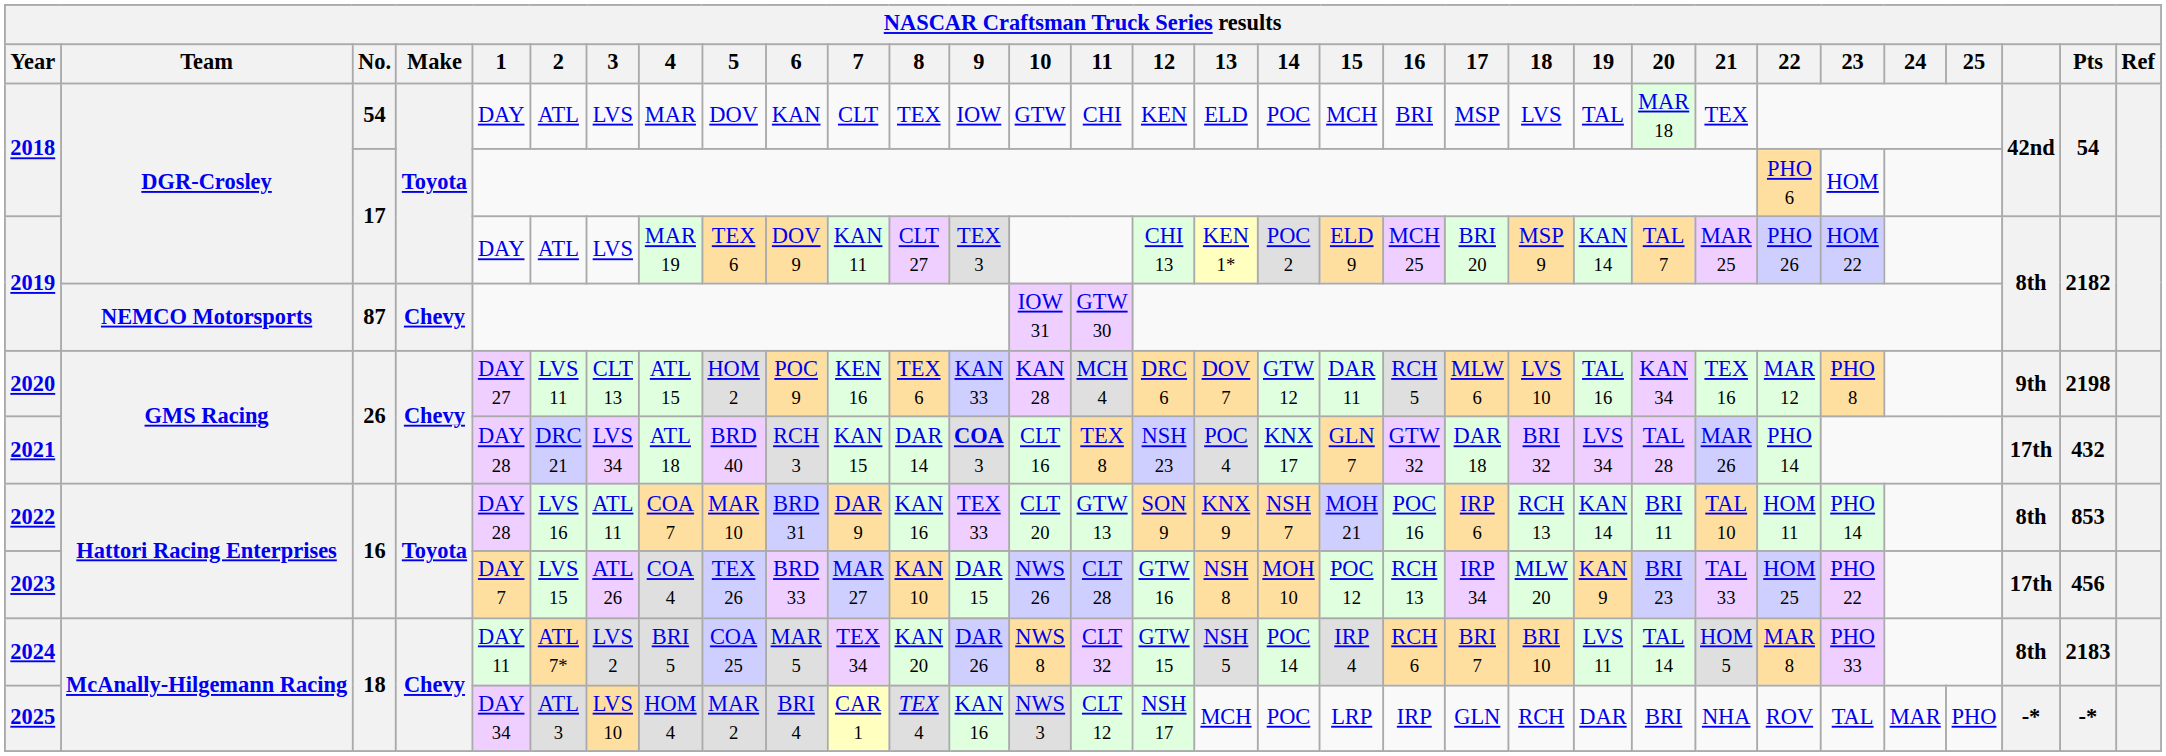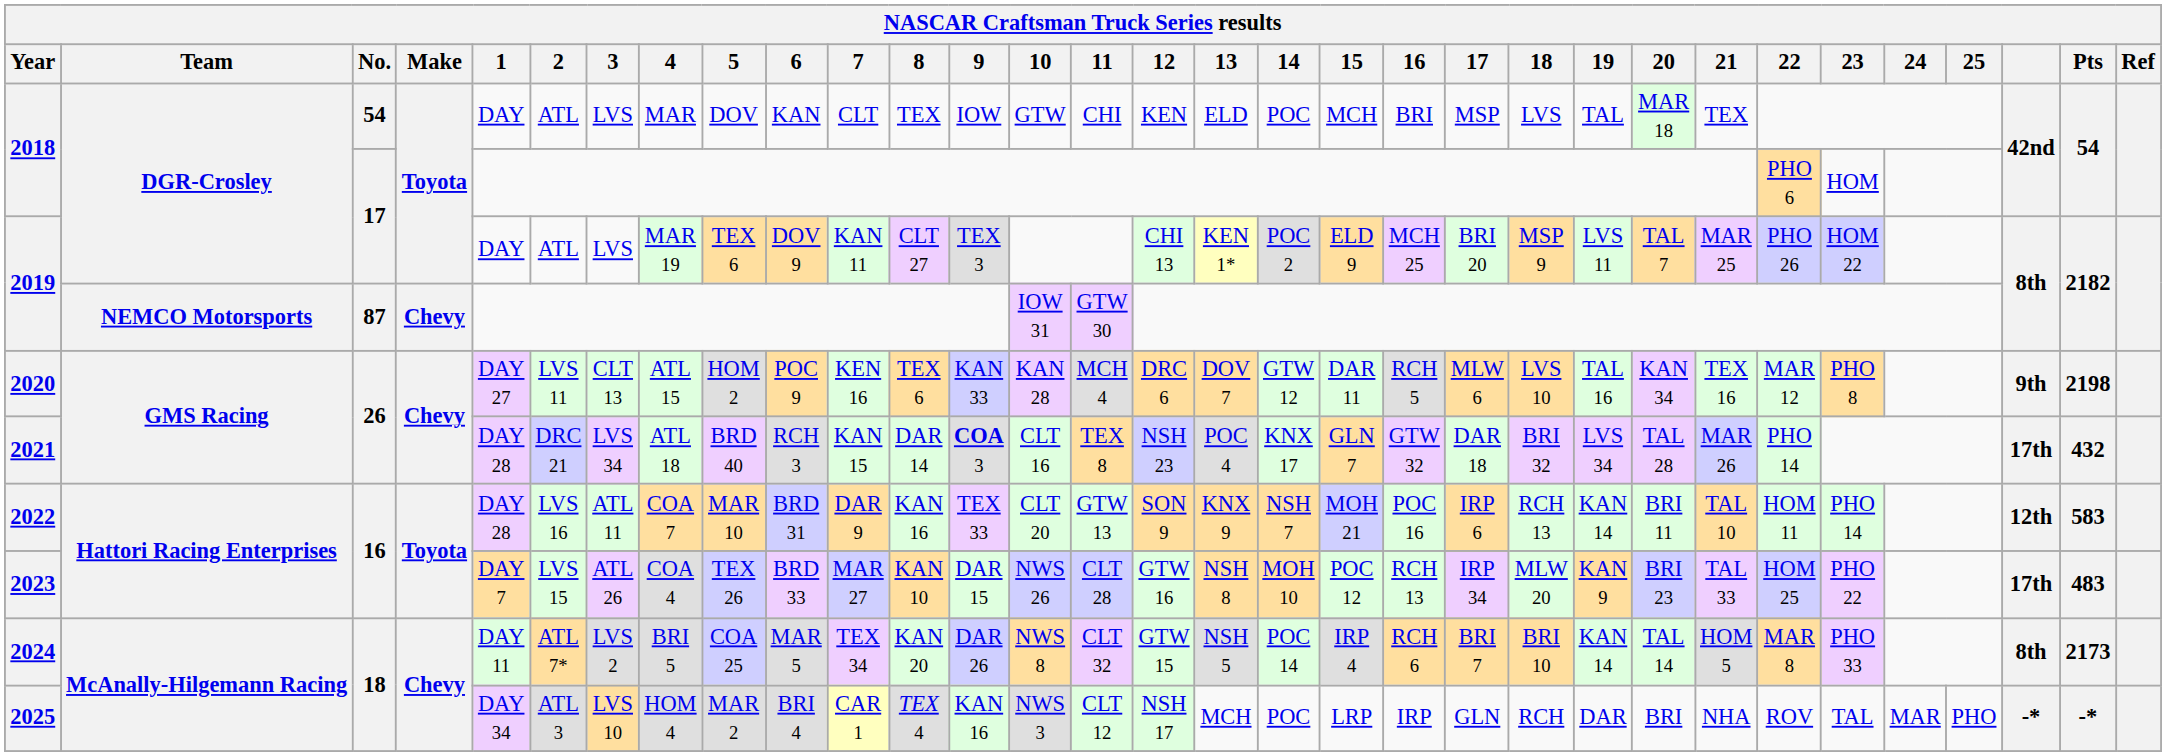(1603, 248) KAN 14 -> (1603, 248) LVS 11
(2031, 517) 8th -> (2031, 517) 12th
(2088, 517) 853 -> (2088, 517) 583
(2088, 584) 456 -> (2088, 584) 483
(1603, 650) LVS 11 -> (1603, 650) KAN 14
(2088, 650) 2183 -> (2088, 650) 2173
